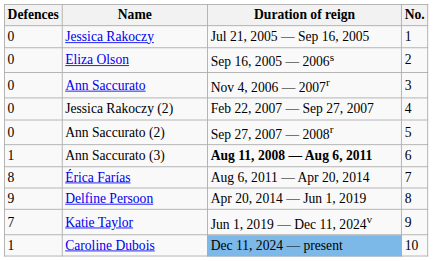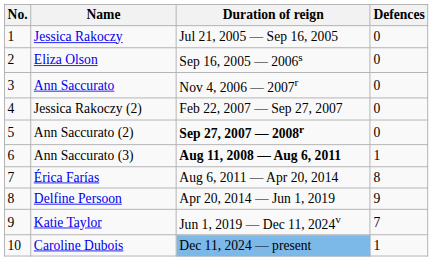columns swapped: (415, 15) <-> (33, 15)
(272, 132) normal -> (242, 132) bold
